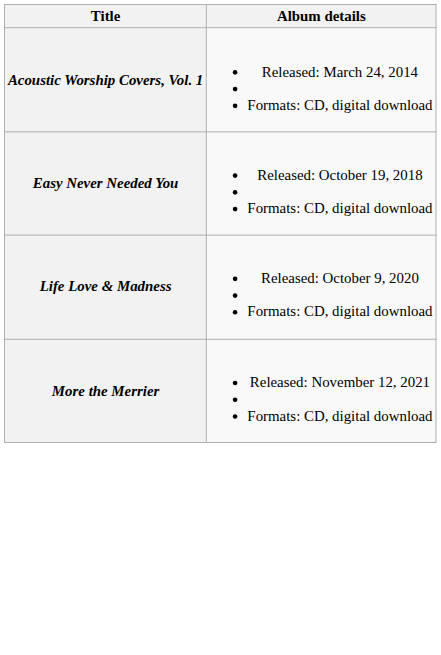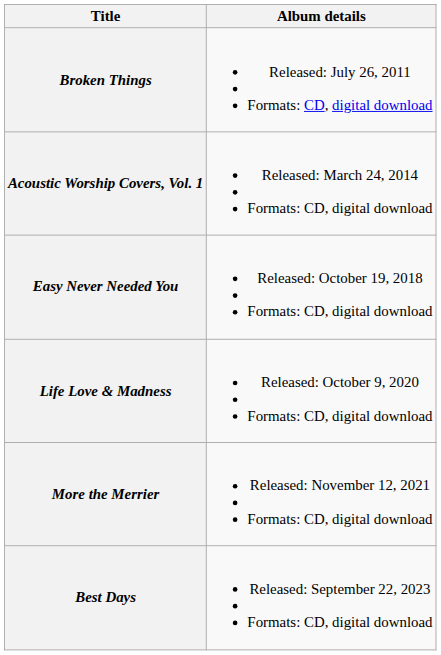+ row: (106, 79)
+ row: (106, 597)
